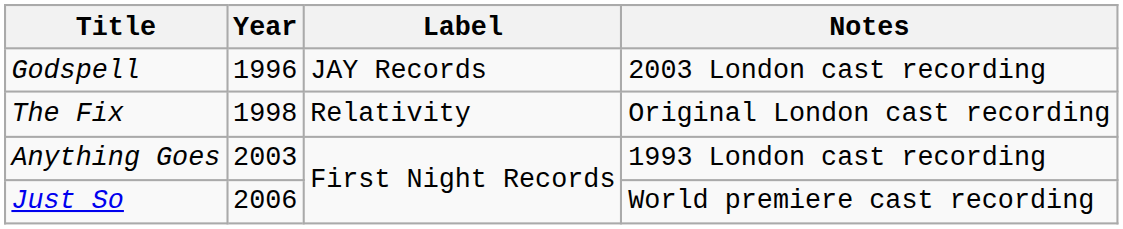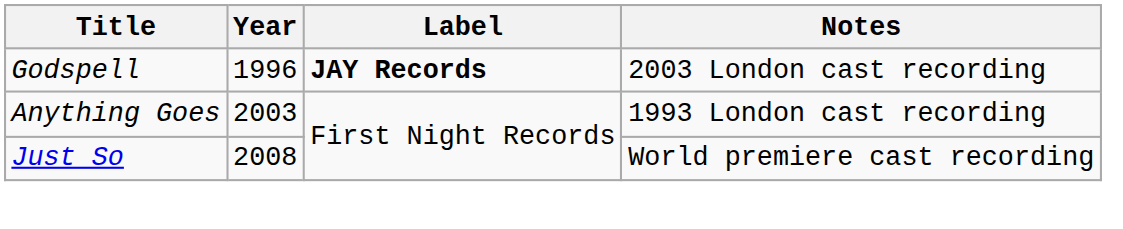(399, 70) normal -> (399, 70) bold
- row: (68, 114)
(265, 201) 2006 -> (265, 158) 2008
